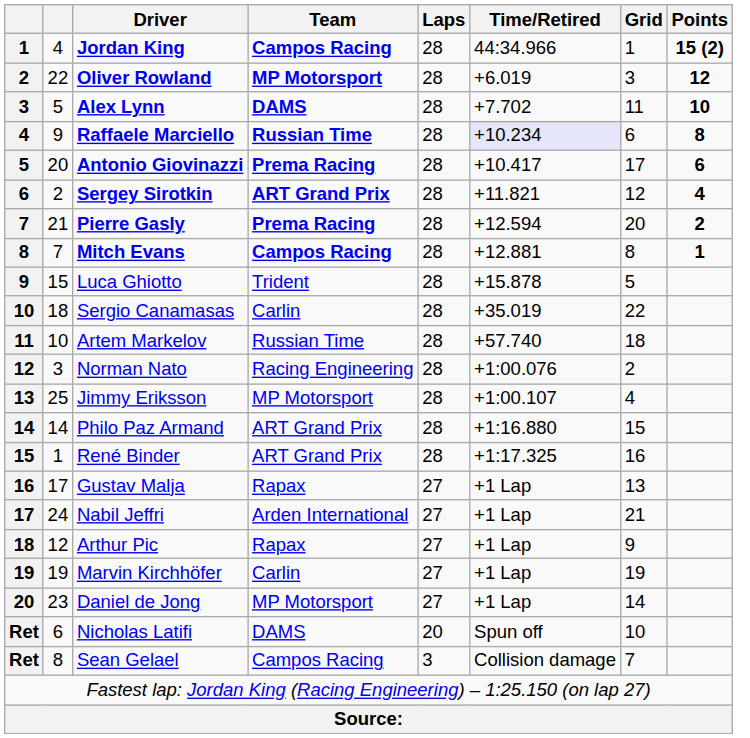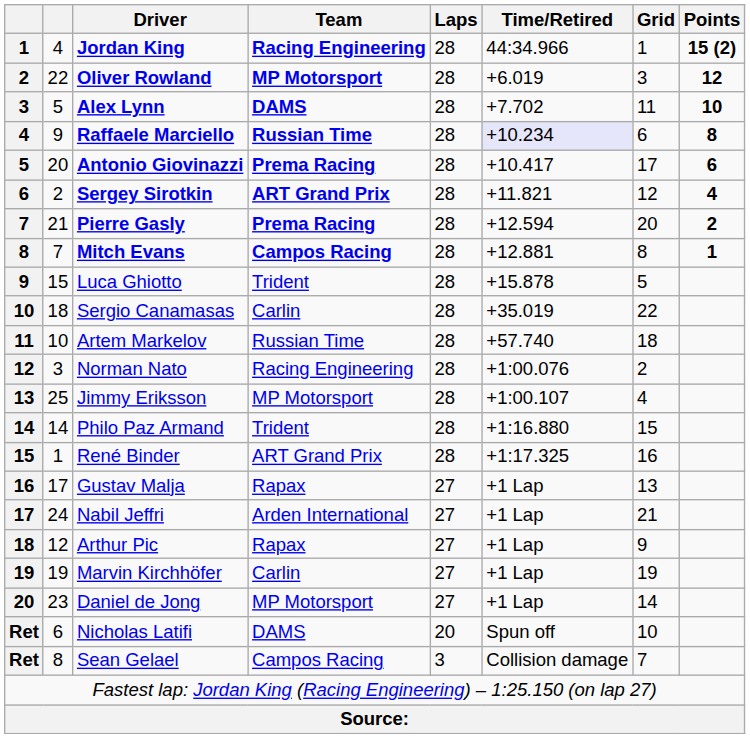(322, 48) Campos Racing -> (339, 48) Racing Engineering
(317, 427) ART Grand Prix -> (281, 427) Trident
